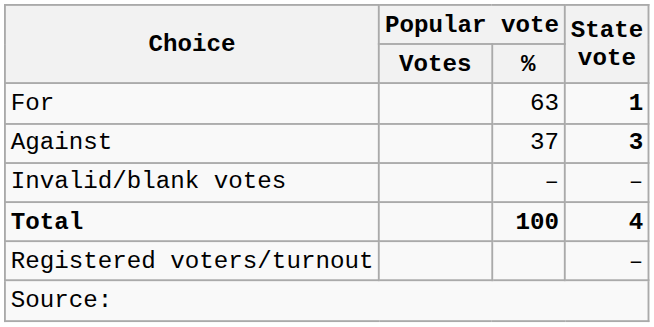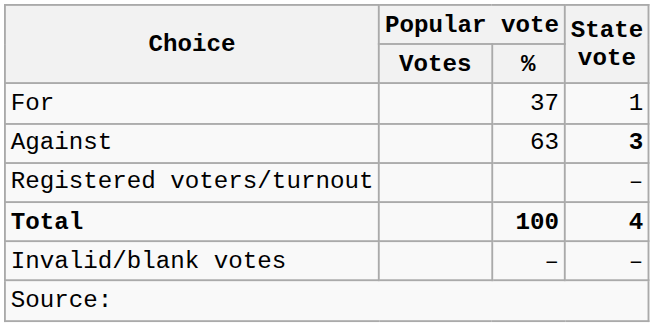(545, 103) 63 -> (545, 103) 37
(636, 103) bold -> (636, 103) normal
(545, 143) 37 -> (545, 143) 63
rows swapped: (149, 182) <-> (192, 261)
